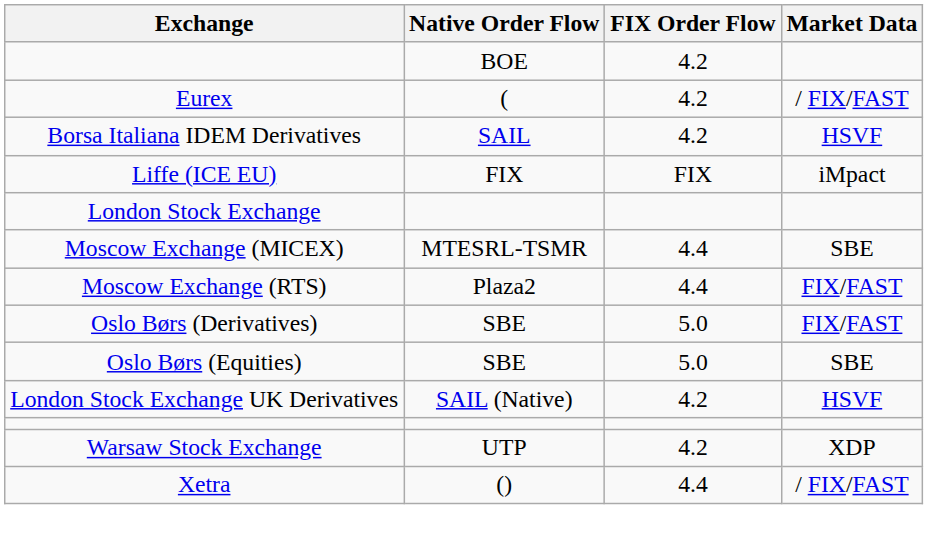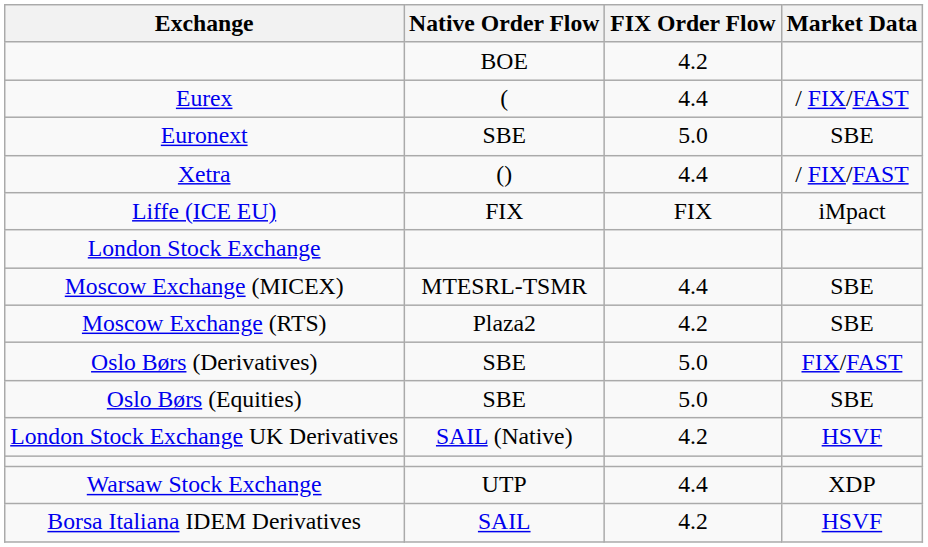(693, 98) 4.2 -> (693, 98) 4.4
+ row: (204, 135)
rows swapped: (204, 135) <-> (204, 484)
(693, 286) 4.4 -> (693, 323) 4.2
(852, 286) FIX/FAST -> (852, 323) SBE
(693, 447) 4.2 -> (693, 484) 4.4
